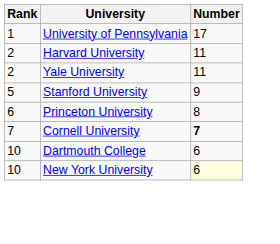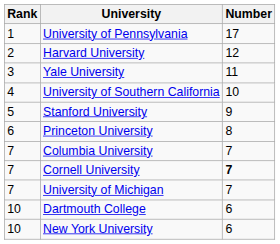(200, 53) 11 -> (232, 53) 12
(11, 72) 2 -> (11, 72) 3
+ row: (131, 92)
+ row: (98, 151)
+ row: (103, 190)
(197, 170) lightyellow background -> (229, 229) no background
